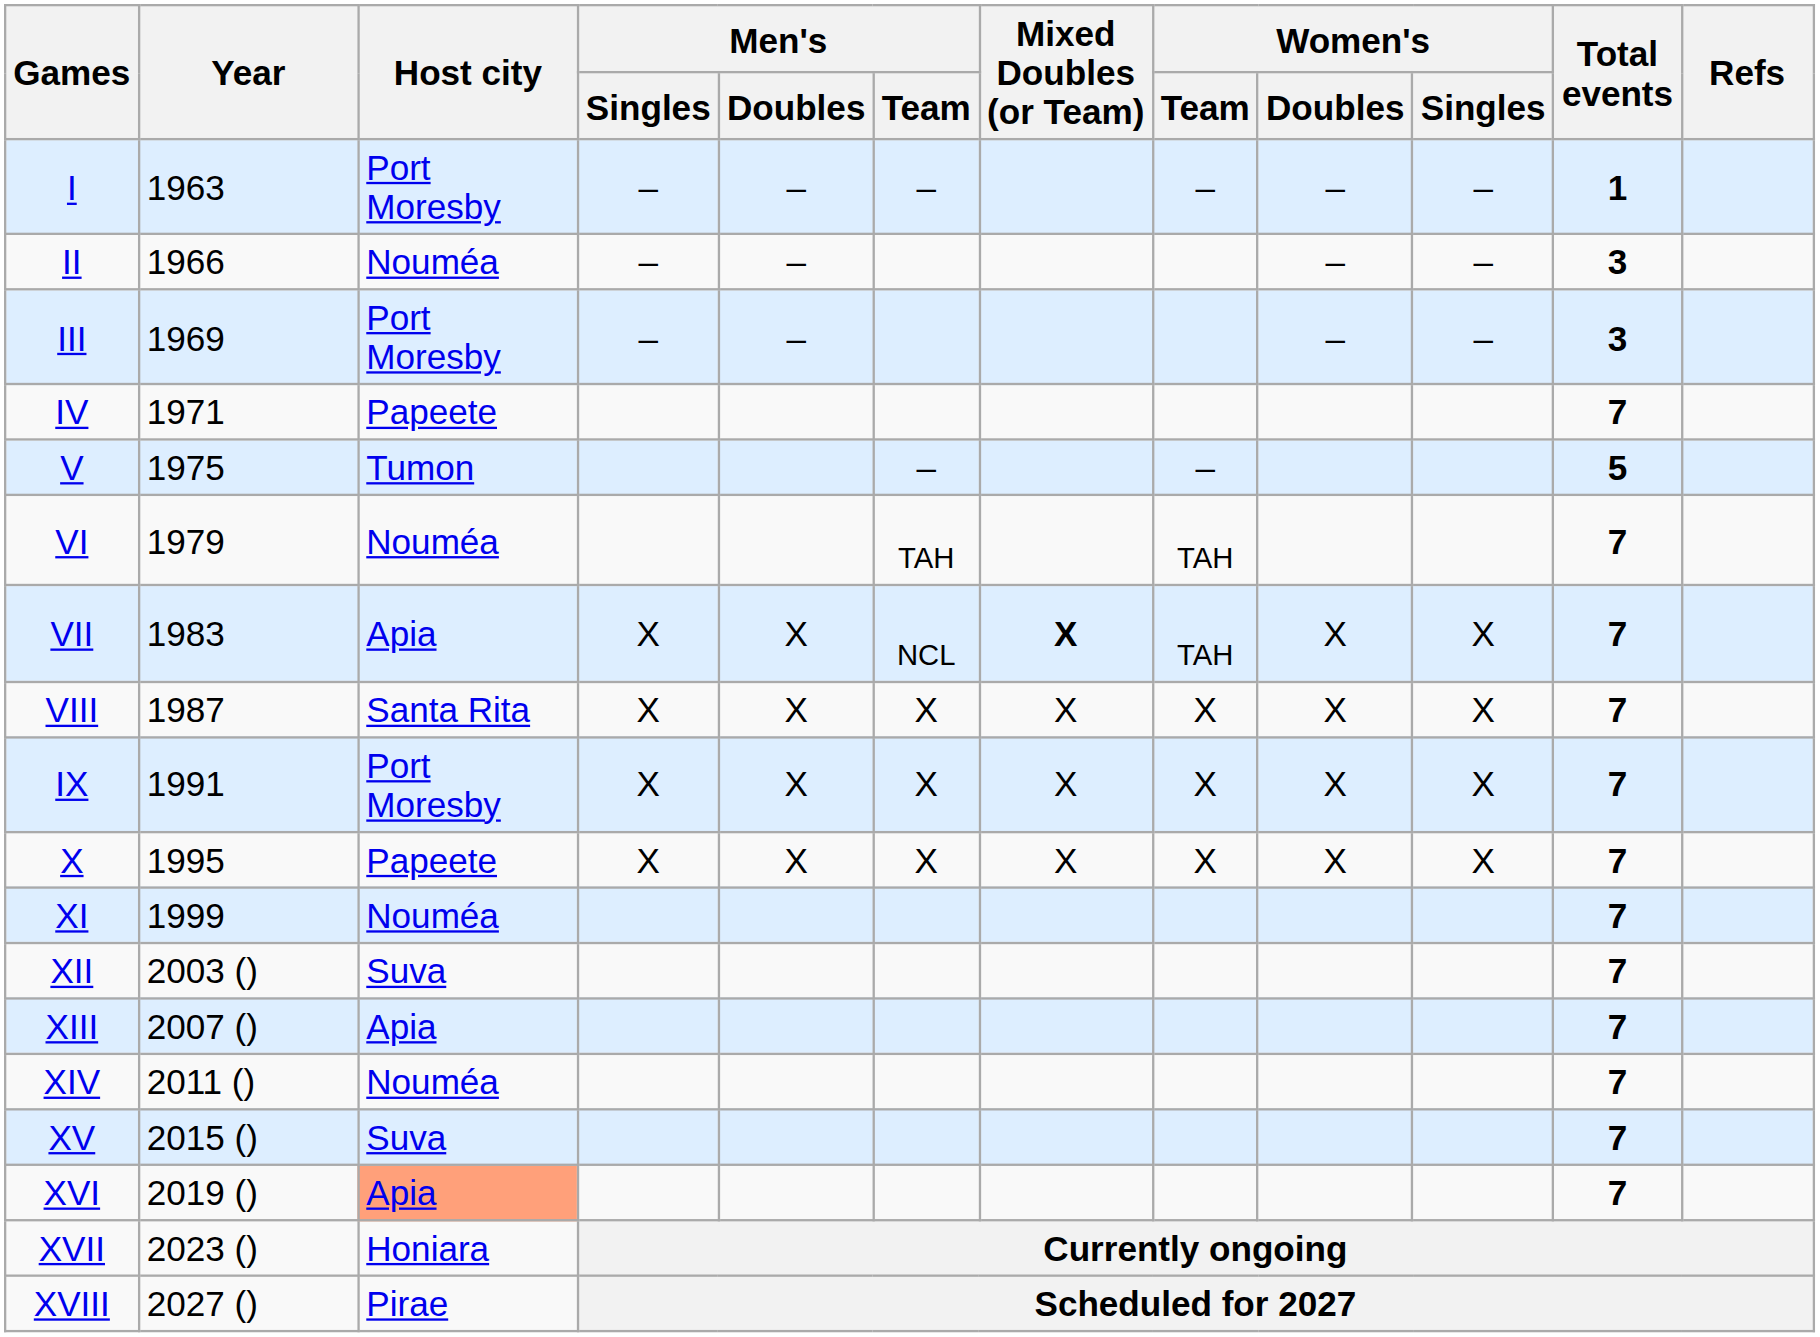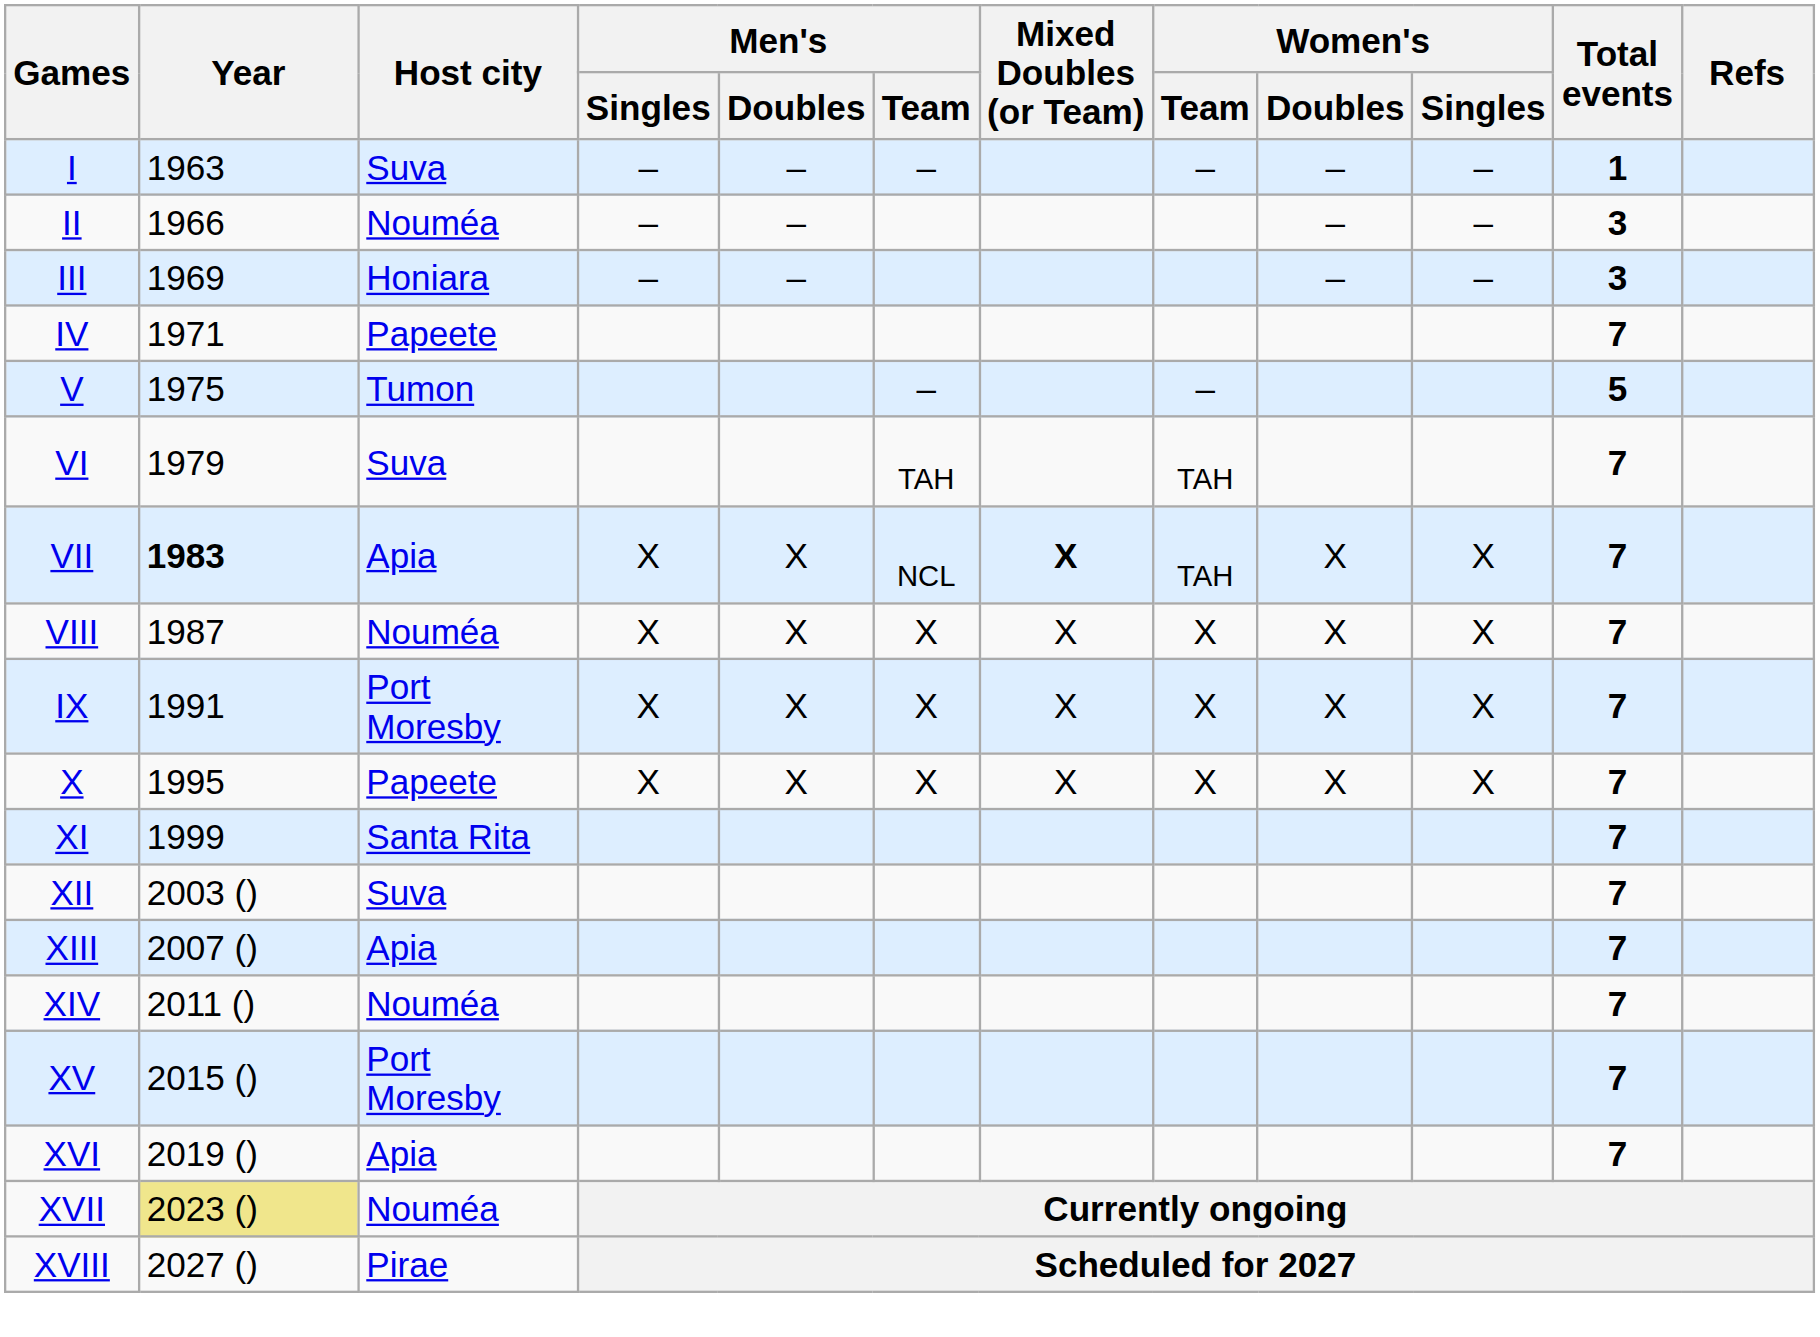(434, 187) Port Moresby -> (406, 167) Suva
(434, 337) Port Moresby -> (428, 278) Honiara
(433, 541) Nouméa -> (406, 463) Suva
(186, 634) normal -> (186, 555) bold
(448, 709) Santa Rita -> (433, 630) Nouméa
(433, 915) Nouméa -> (448, 836) Santa Rita
(406, 1137) Suva -> (434, 1078) Port Moresby
(401, 1193) lightsalmon background -> (401, 1153) no background
(202, 1248) no background -> (202, 1209) khaki background
(428, 1248) Honiara -> (433, 1209) Nouméa
